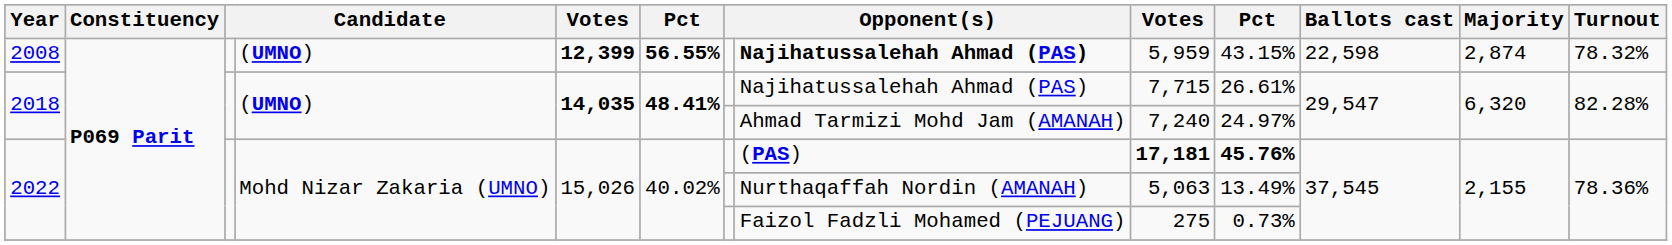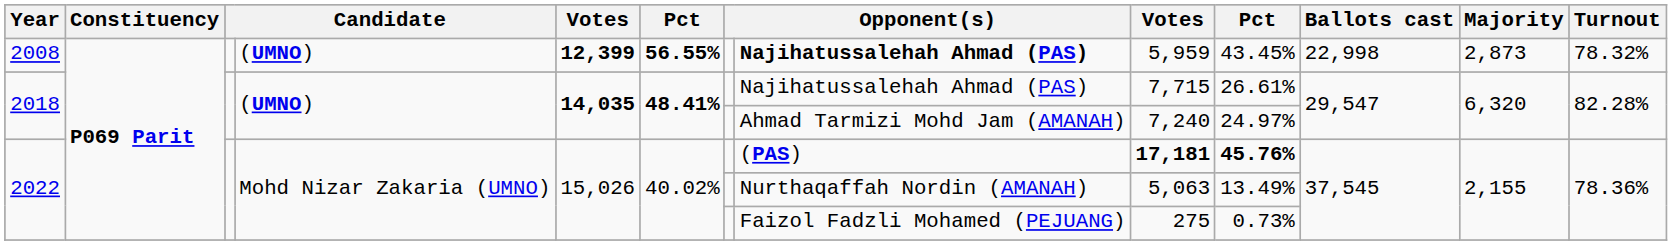(1257, 55) 43.15% -> (1257, 55) 43.45%
(1342, 55) 22,598 -> (1342, 55) 22,998
(1495, 55) 2,874 -> (1495, 55) 2,873
